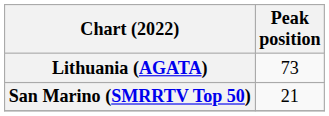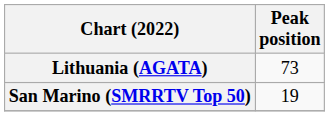(290, 96) 21 -> (290, 96) 19
